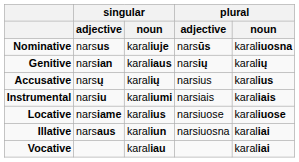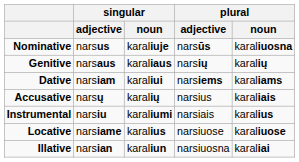(94, 64) narsian -> (96, 64) narsaus
+ row: (55, 81)
(254, 81) karalius -> (255, 98) karaliais
(255, 98) karaliais -> (254, 115) karalius
(96, 132) narsaus -> (94, 149) narsian
- row: (49, 149)
